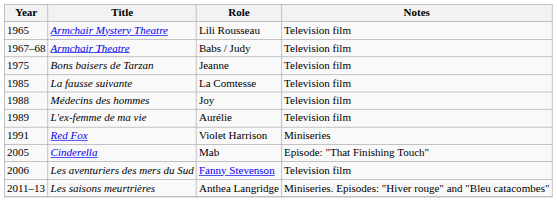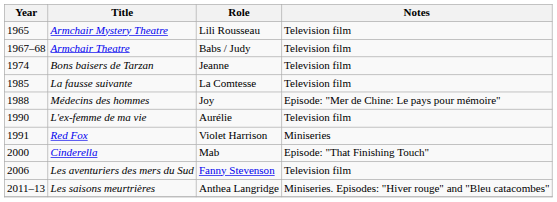(18, 65) 1975 -> (18, 65) 1974
(318, 100) Television film -> (392, 100) Episode: "Mer de Chine: Le pays pour mémoire"
(18, 118) 1989 -> (18, 118) 1990
(18, 153) 2005 -> (18, 153) 2000
